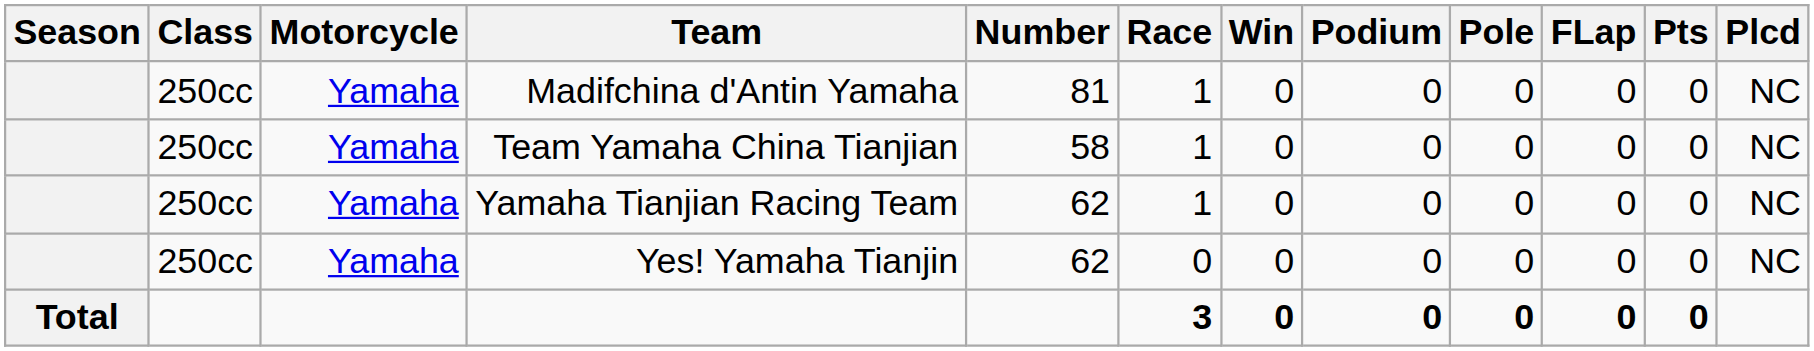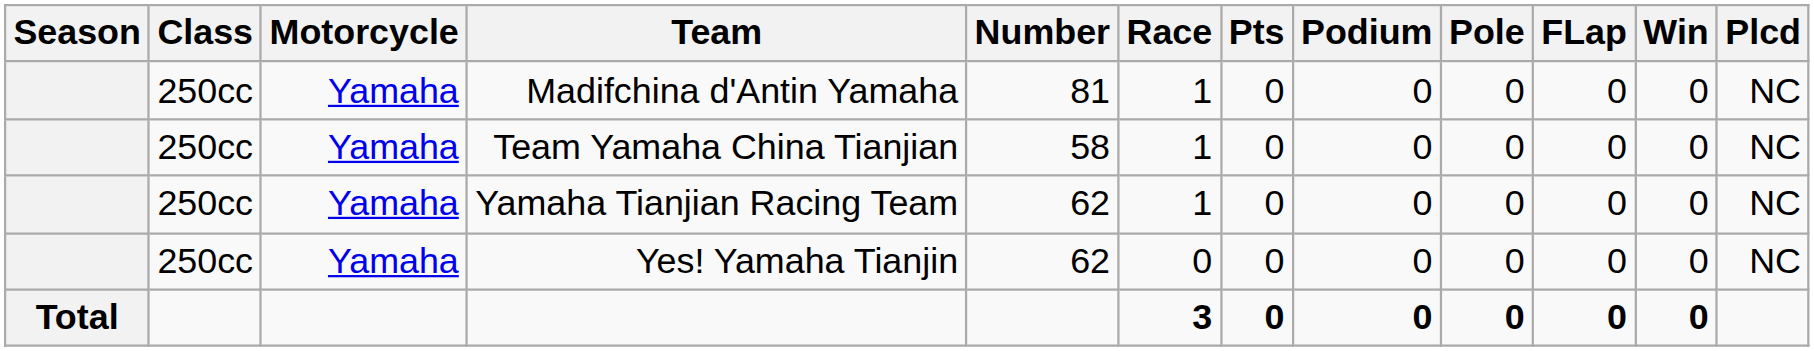columns swapped: (1261, 32) <-> (1681, 32)
